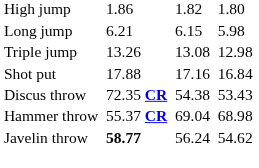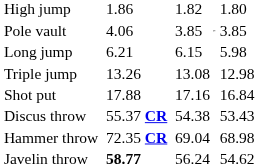+ row: (35, 30)
(137, 95) 72.35 CR -> (137, 116) 55.37 CR
(137, 116) 55.37 CR -> (137, 137) 72.35 CR
